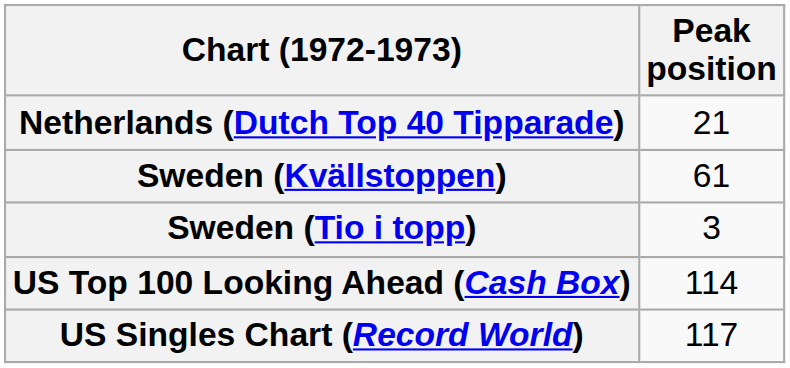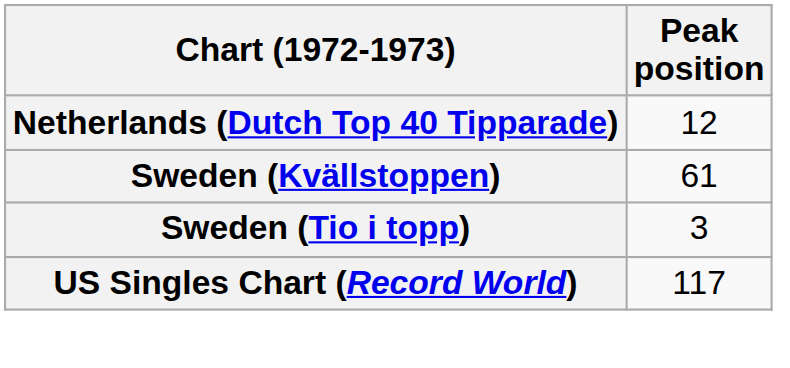(712, 122) 21 -> (699, 122) 12
- row: (322, 282)
